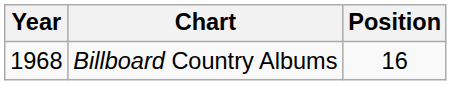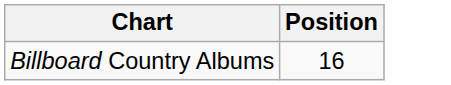- column: (36, 23)
